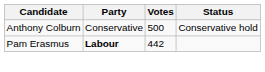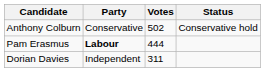(156, 28) 500 -> (156, 28) 502
(156, 43) 442 -> (156, 43) 444
+ row: (38, 59)
